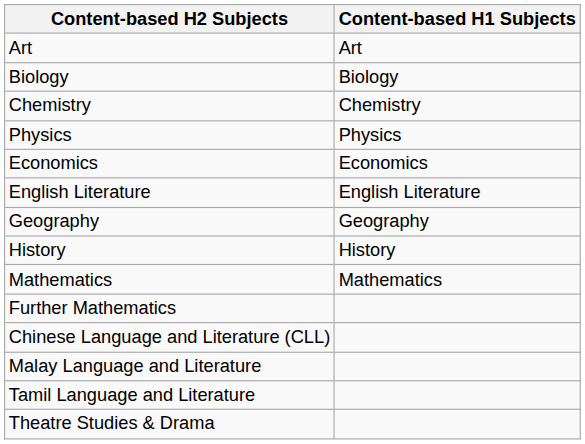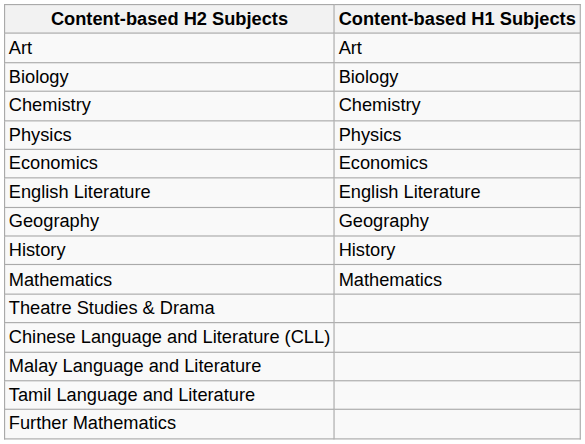rows swapped: (92, 308) <-> (112, 423)
